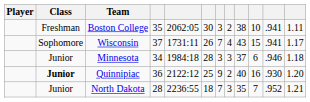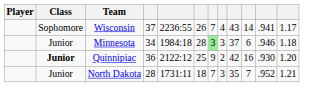- row: (118, 27)
(183, 43) 1731:11 -> (176, 27) 2236:55
(256, 43) 15 -> (248, 27) 14
(220, 58) no background -> (213, 43) lightgreen background
(241, 74) 40 -> (234, 58) 42
(183, 89) 2236:55 -> (176, 74) 1731:11
